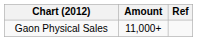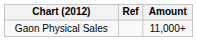columns swapped: (143, 12) <-> (180, 12)
